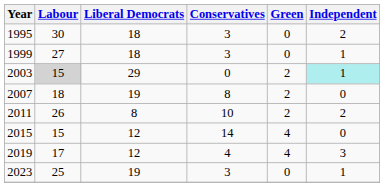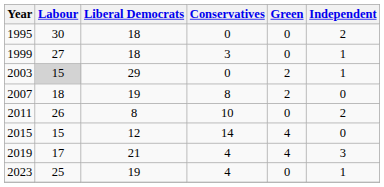(227, 34) 3 -> (227, 34) 0
(343, 73) paleturquoise background -> (343, 73) no background
(287, 113) 2 -> (287, 113) 0
(134, 152) 12 -> (134, 152) 21
(227, 172) 3 -> (227, 172) 4
